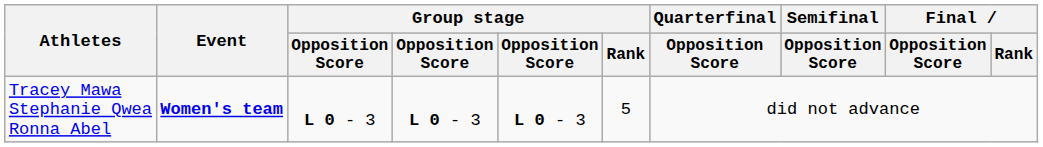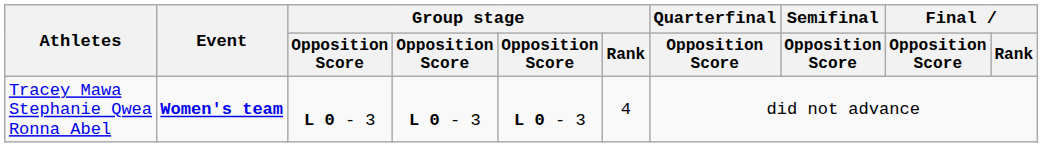(626, 110) 5 -> (626, 110) 4
